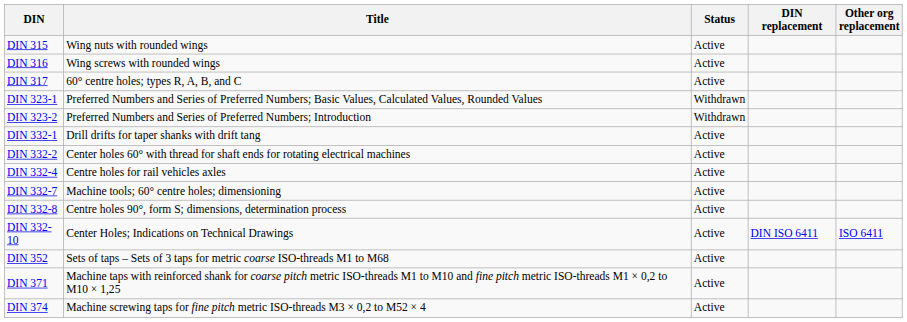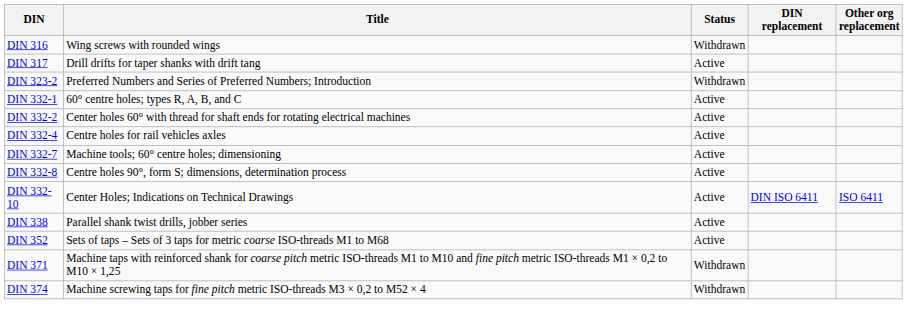- row: (27, 44)
(709, 63) Active -> (720, 44) Withdrawn
(154, 81) 60° centre holes; types R, A, B, and C -> (163, 63) Drill drifts for taper shanks with drift tang
- row: (32, 99)
(163, 136) Drill drifts for taper shanks with drift tang -> (154, 99) 60° centre holes; types R, A, B, and C
+ row: (27, 222)
(709, 283) Active -> (720, 265) Withdrawn
(709, 308) Active -> (720, 290) Withdrawn
